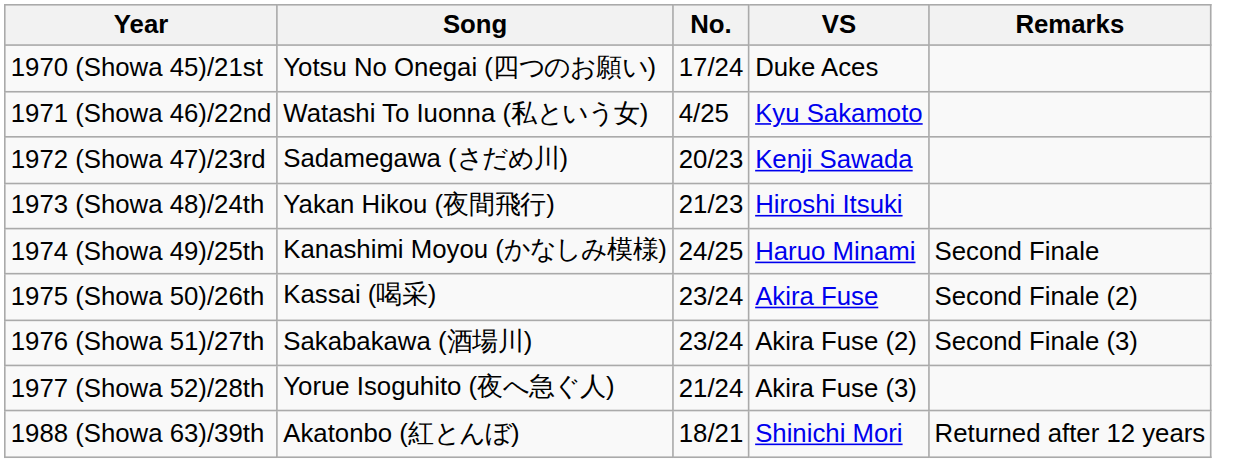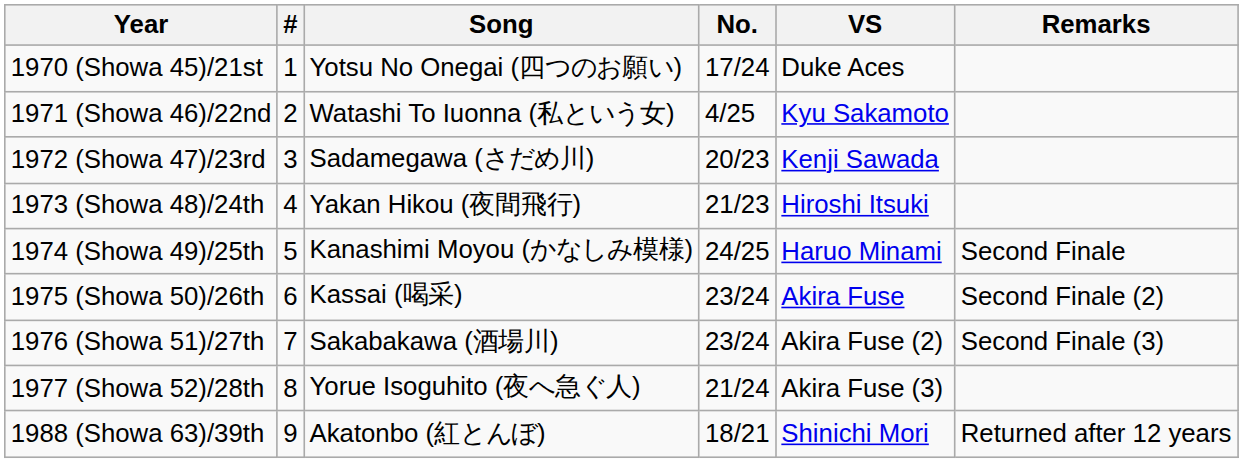+ column: (290, 24)
